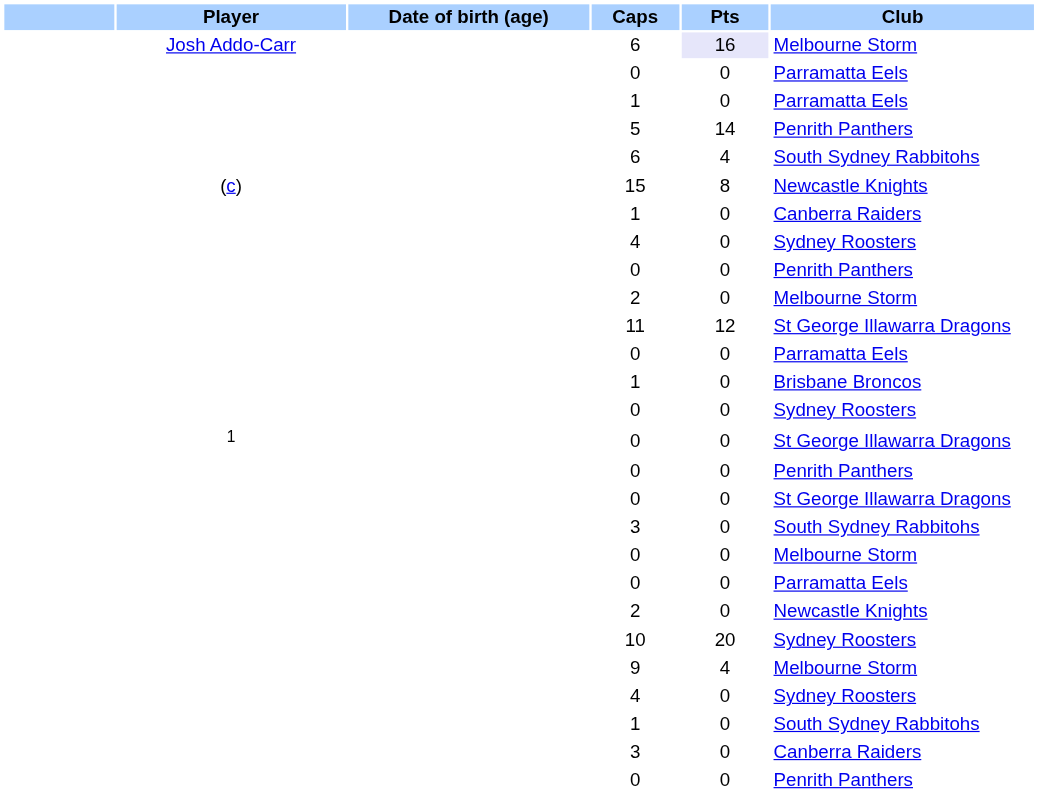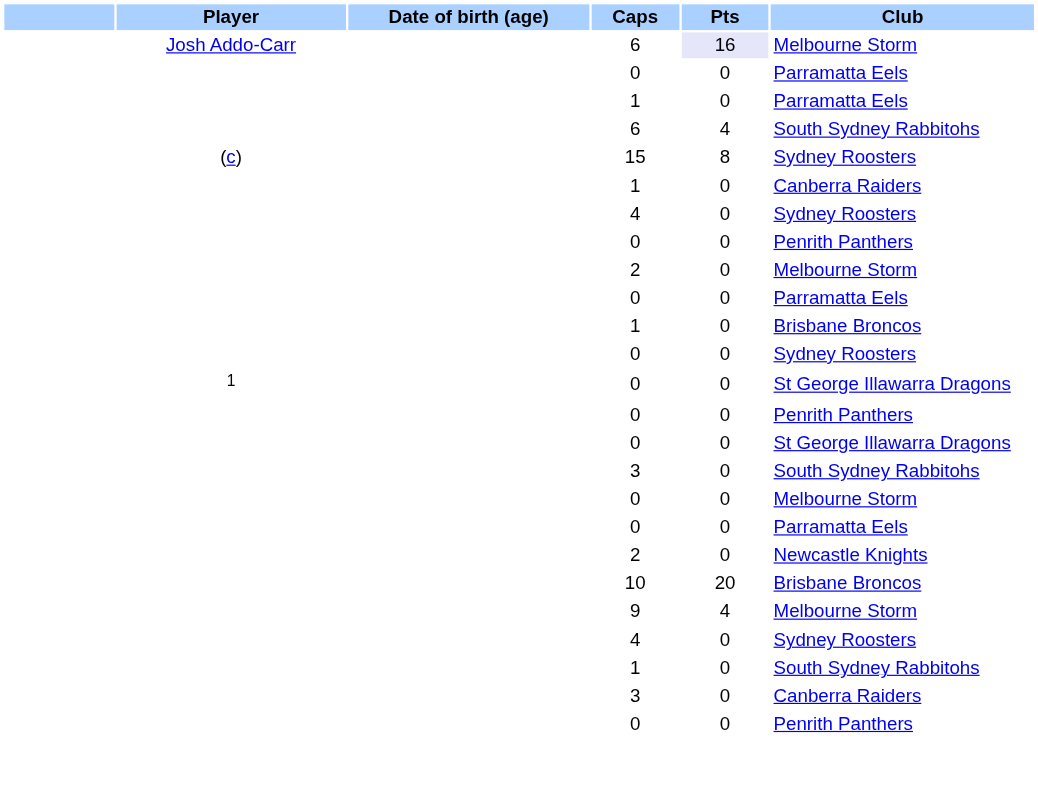- row: (231, 130)
(851, 185) Newcastle Knights -> (845, 157) Sydney Roosters
- row: (231, 326)
(845, 639) Sydney Roosters -> (847, 583) Brisbane Broncos
